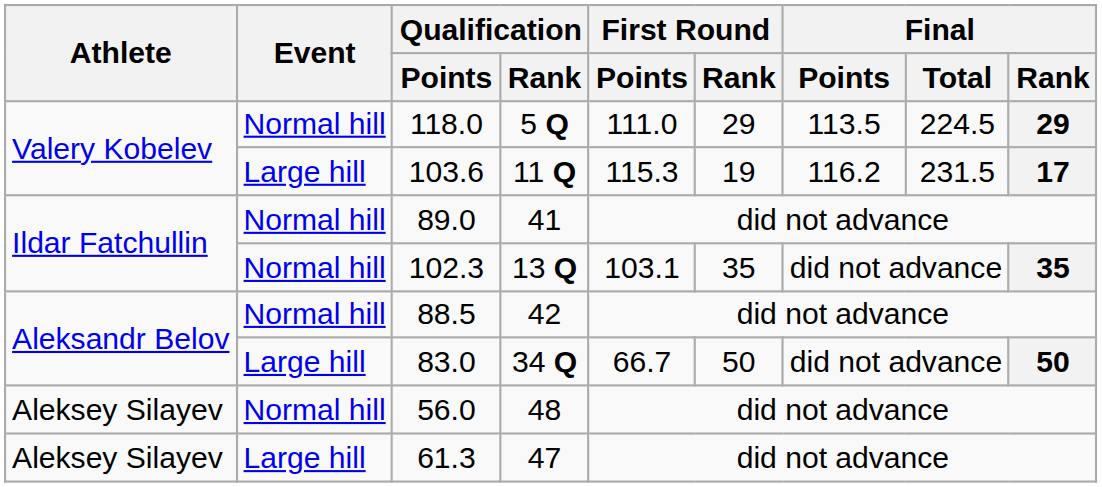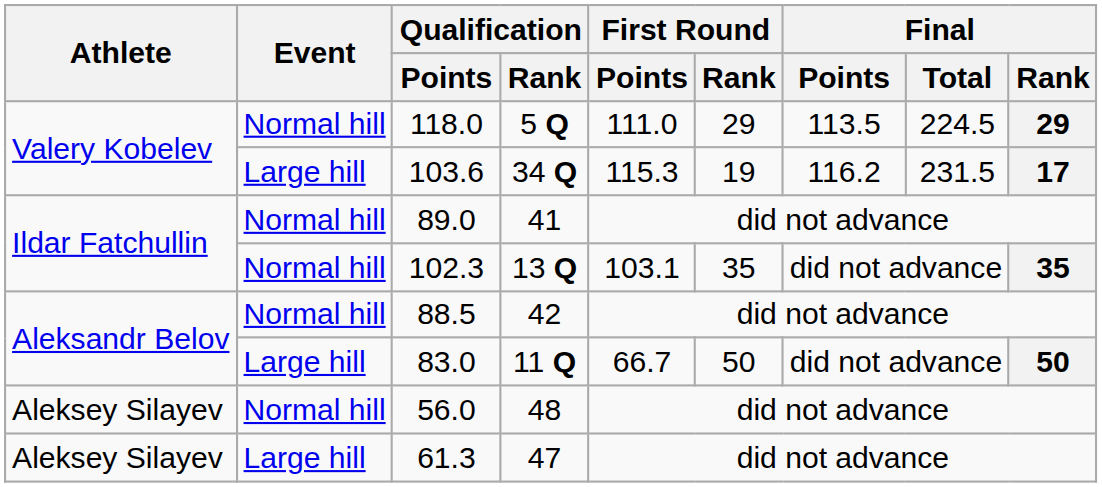(545, 172) 11 Q -> (545, 172) 34 Q
(545, 362) 34 Q -> (545, 362) 11 Q
